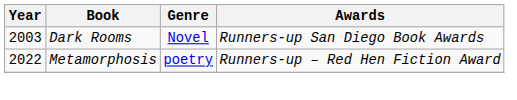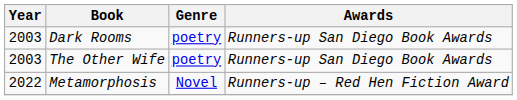(188, 38) Novel -> (196, 38) poetry
+ row: (107, 61)
(188, 61) poetry -> (196, 83) Novel
